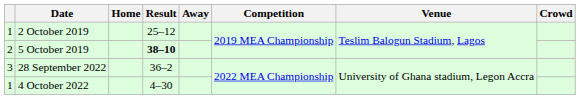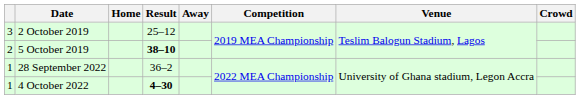(10, 31) 1 -> (10, 31) 3
(10, 67) 3 -> (10, 67) 1
(161, 85) normal -> (161, 85) bold
